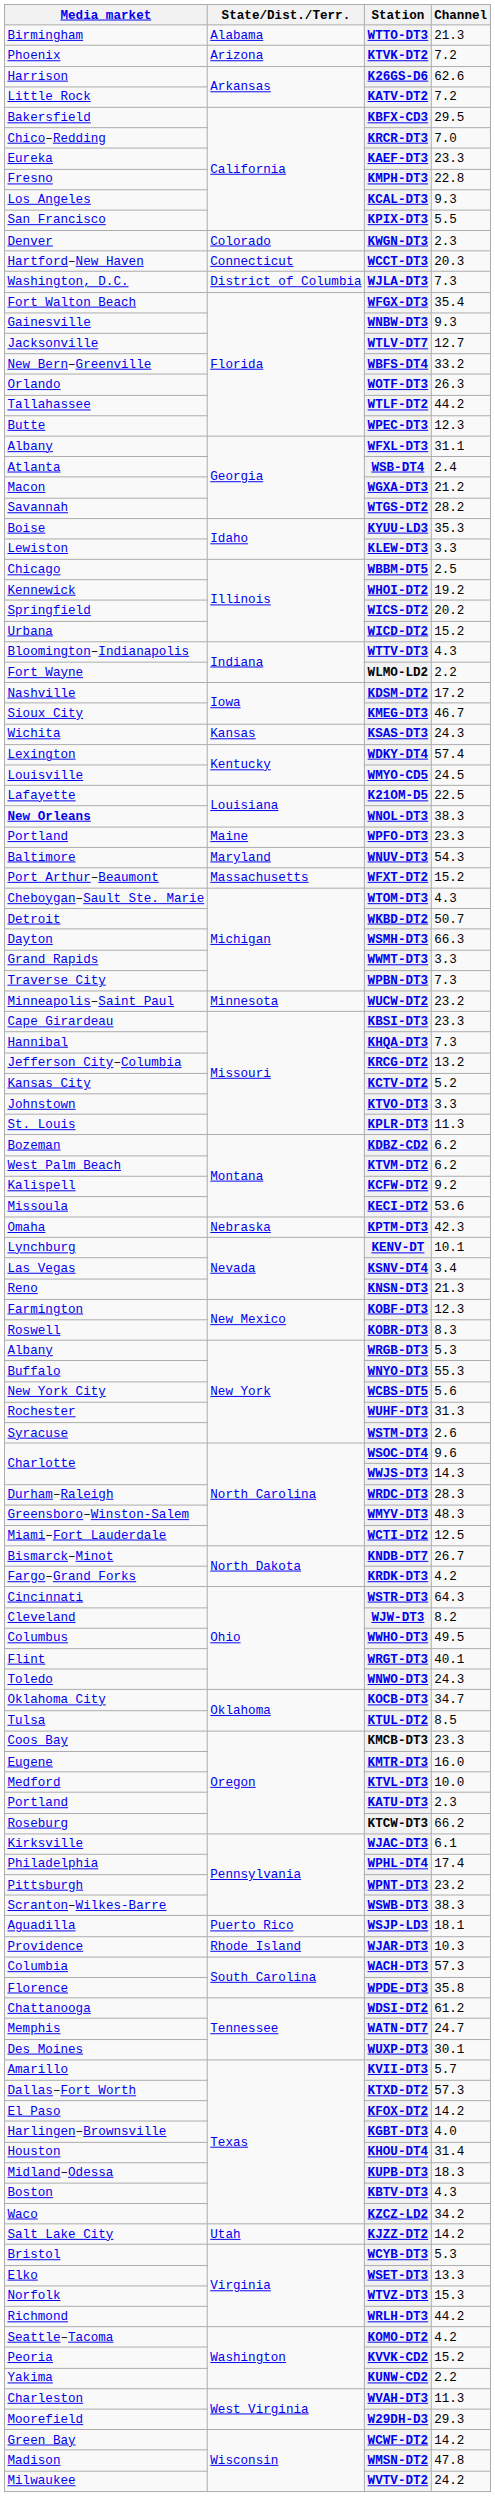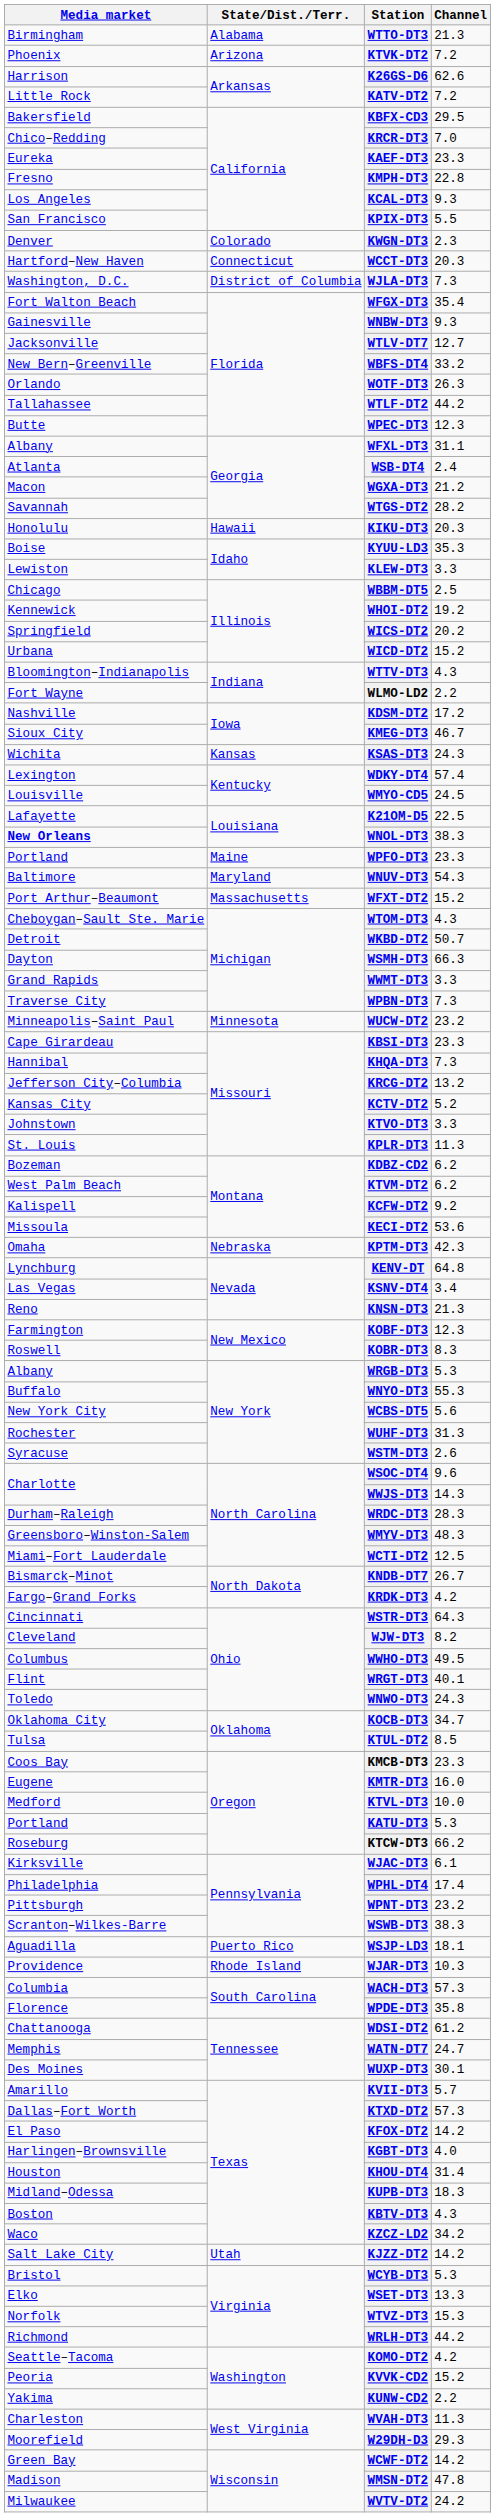+ row: (398, 529)
(449, 1248) 10.1 -> (449, 1268) 64.8
(446, 1803) 2.3 -> (446, 1823) 5.3
